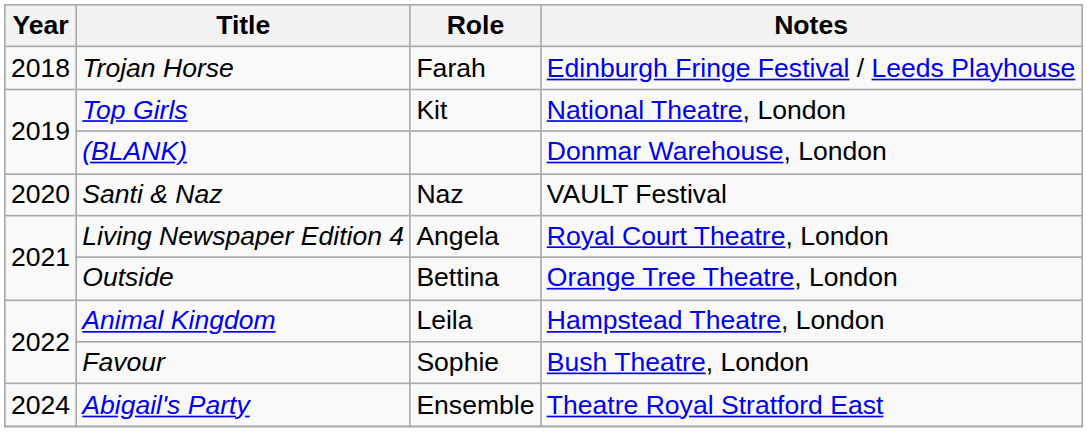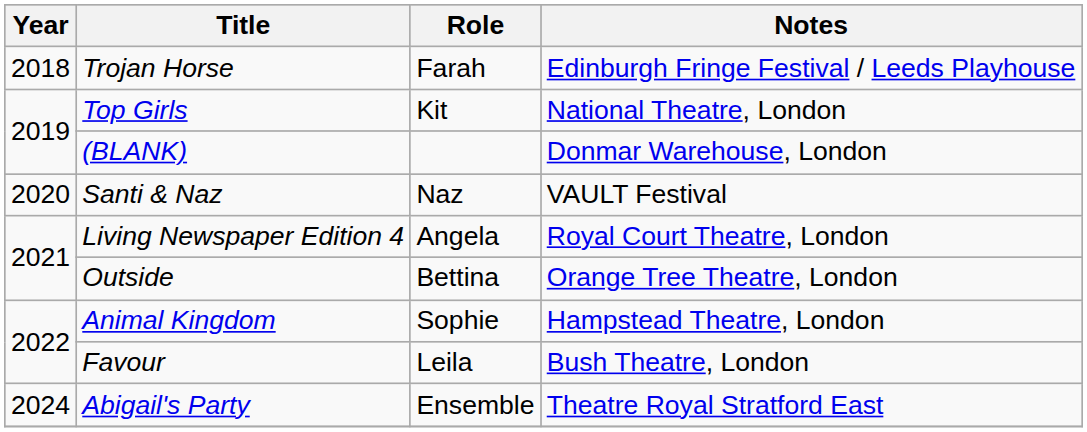(444, 320) Leila -> (458, 320) Sophie
(458, 362) Sophie -> (444, 362) Leila
